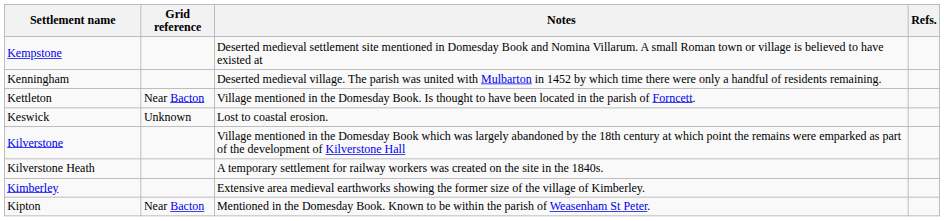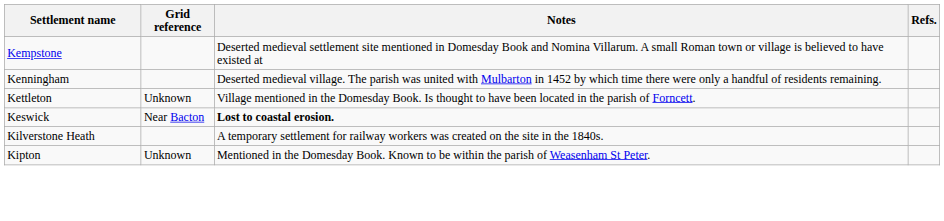(174, 98) Near Bacton -> (168, 98) Unknown
(168, 117) Unknown -> (174, 117) Near Bacton
(273, 117) normal -> (276, 117) bold
- row: (35, 142)
- row: (33, 187)
(174, 206) Near Bacton -> (168, 155) Unknown
